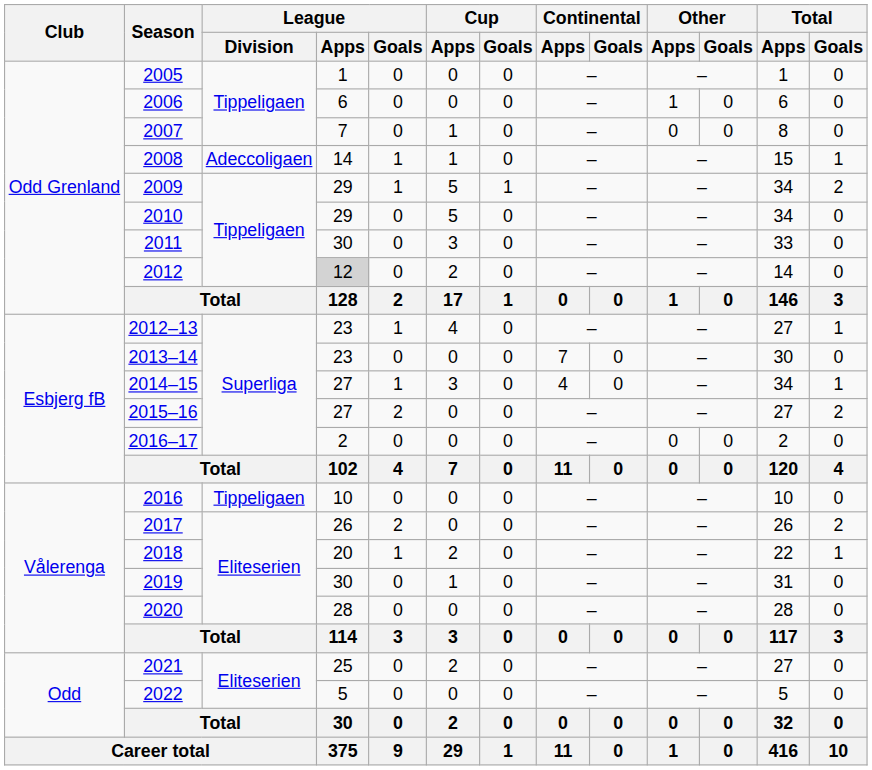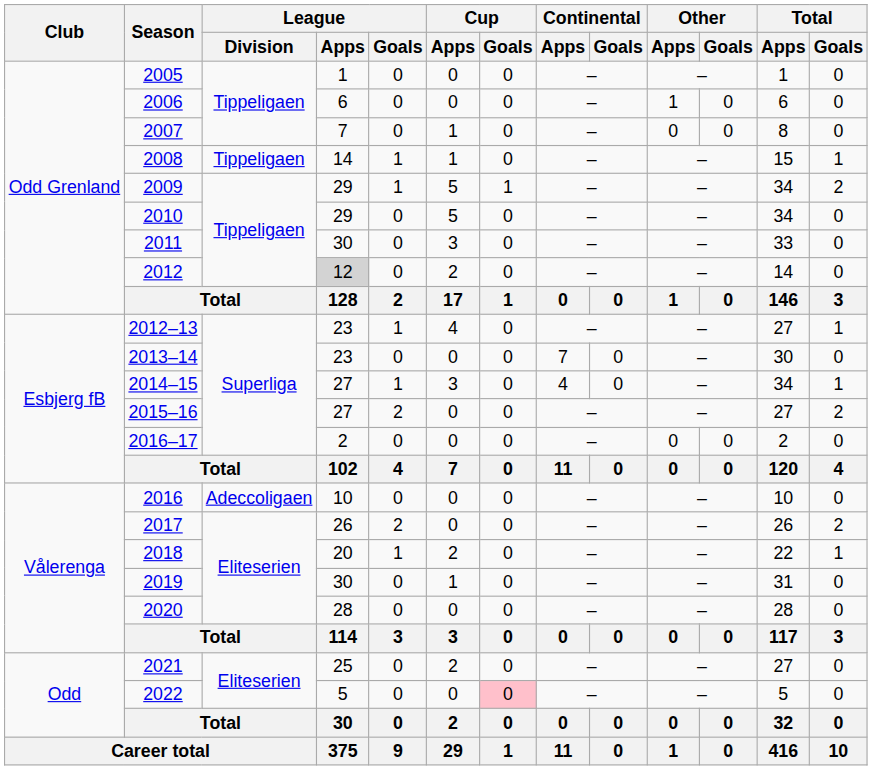(259, 159) Adeccoligaen -> (259, 159) Tippeligaen
(259, 497) Tippeligaen -> (259, 497) Adeccoligaen
(508, 694) no background -> (508, 694) pink background
